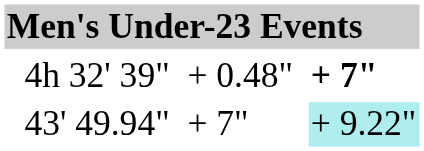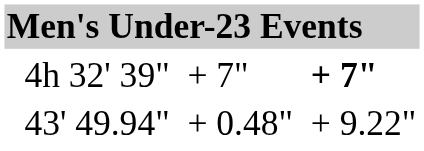(240, 74) + 0.48" -> (218, 74) + 7"
(218, 123) + 7" -> (240, 123) + 0.48"
(364, 123) paleturquoise background -> (364, 123) no background
